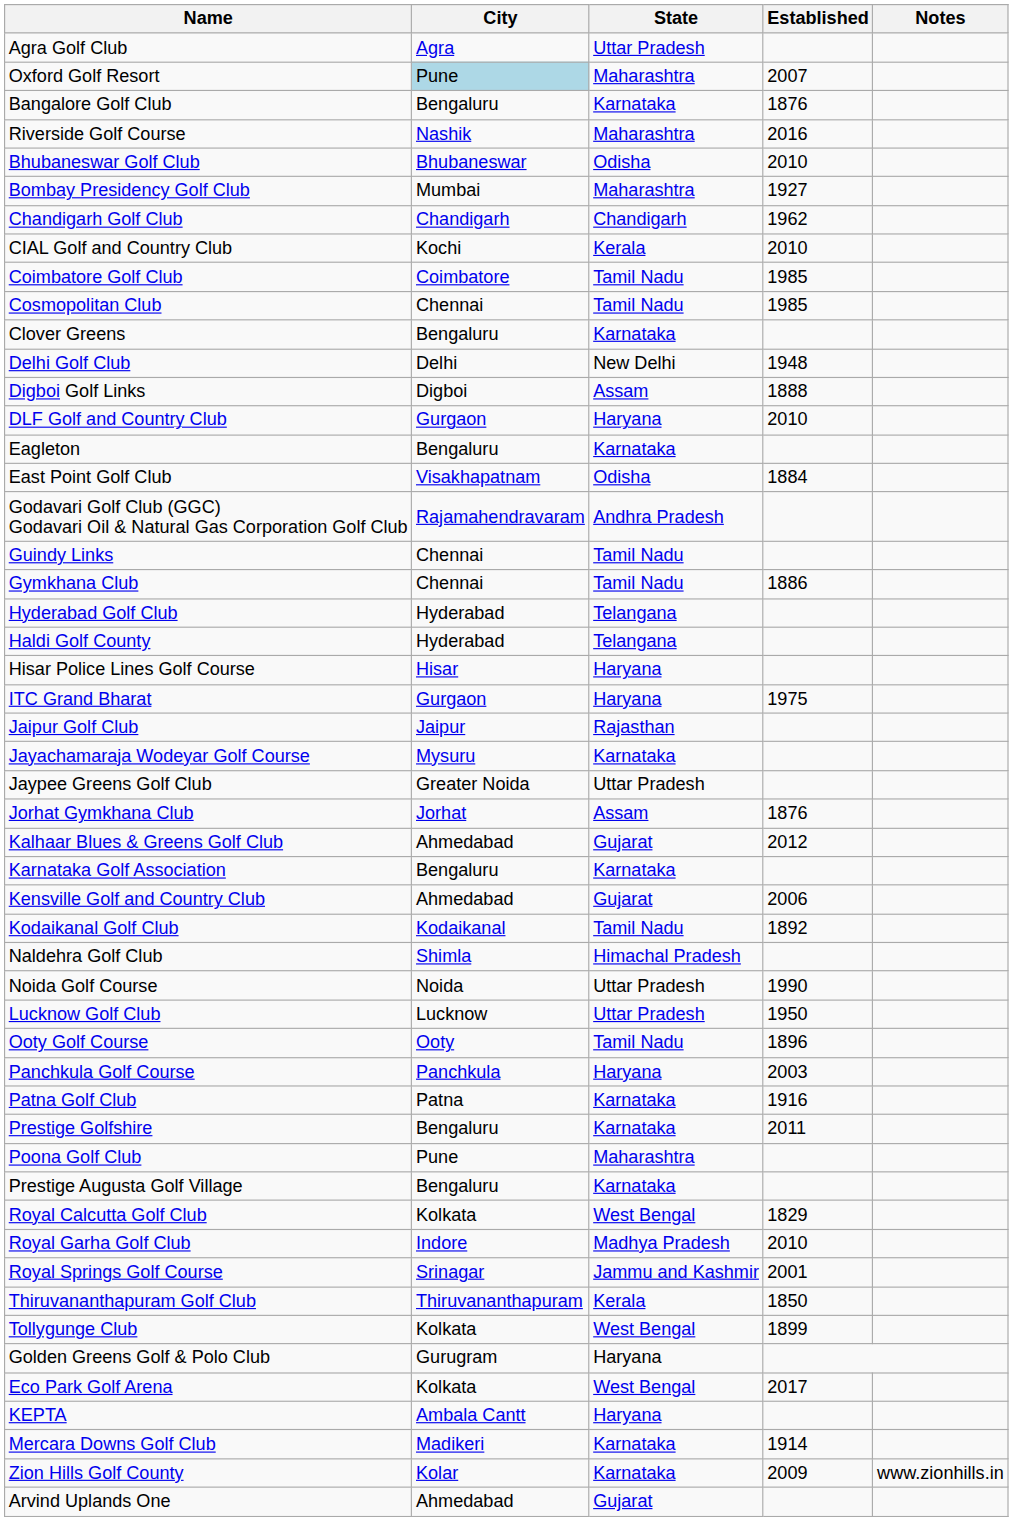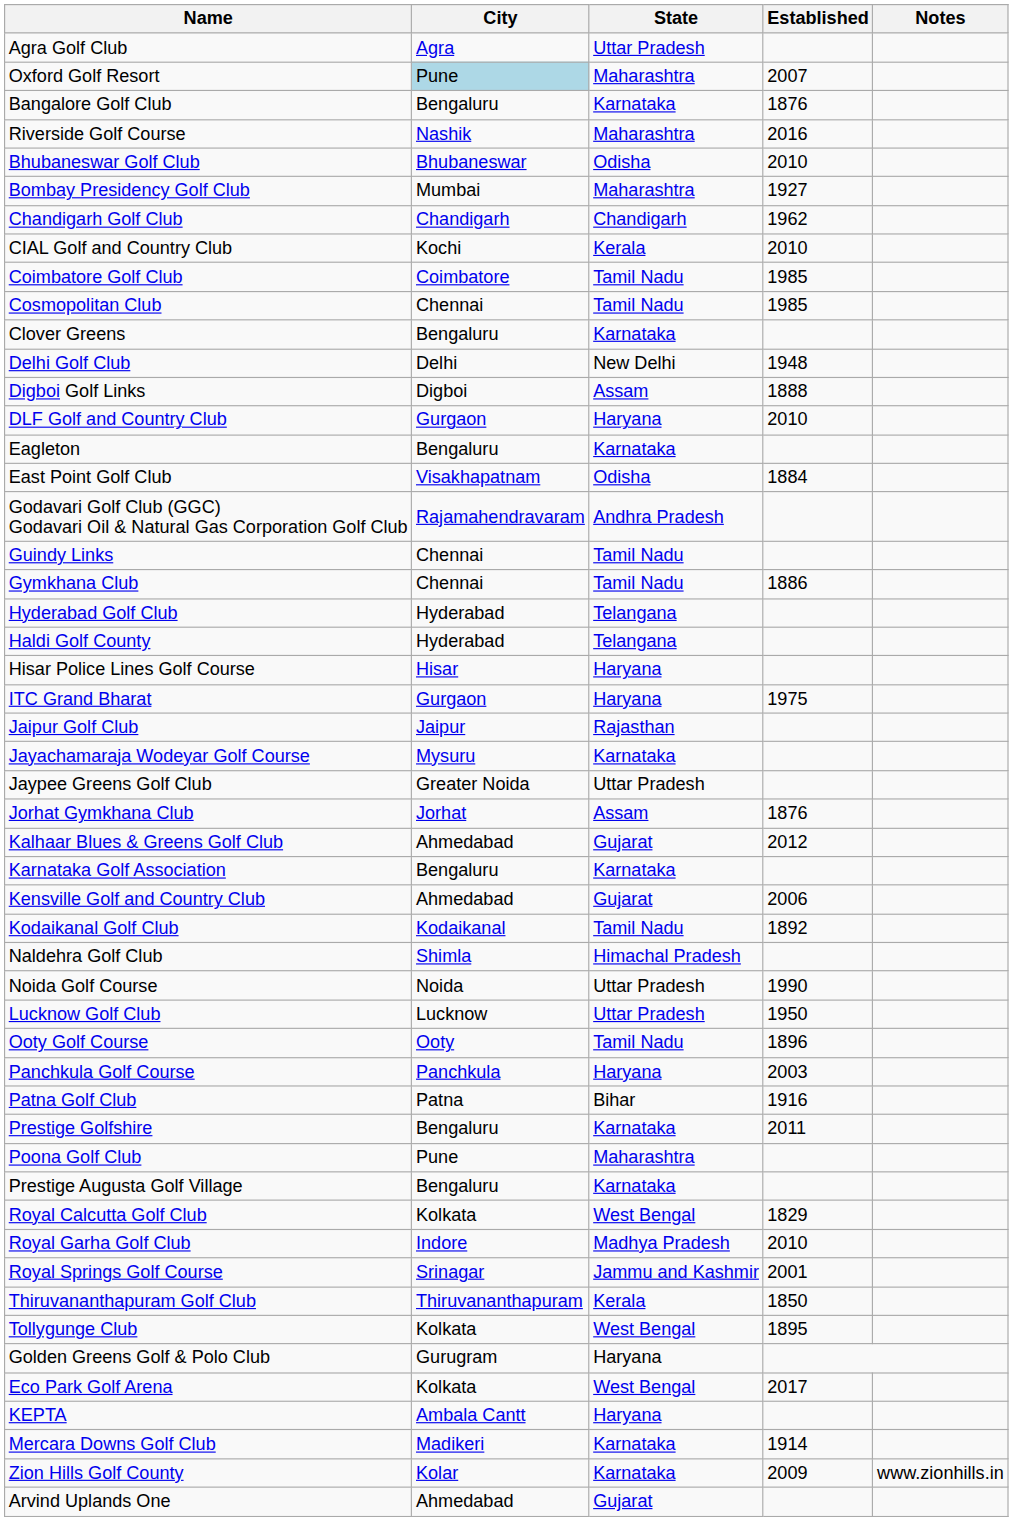(634, 1100) Karnataka -> (614, 1100) Bihar
(787, 1329) 1899 -> (787, 1329) 1895
